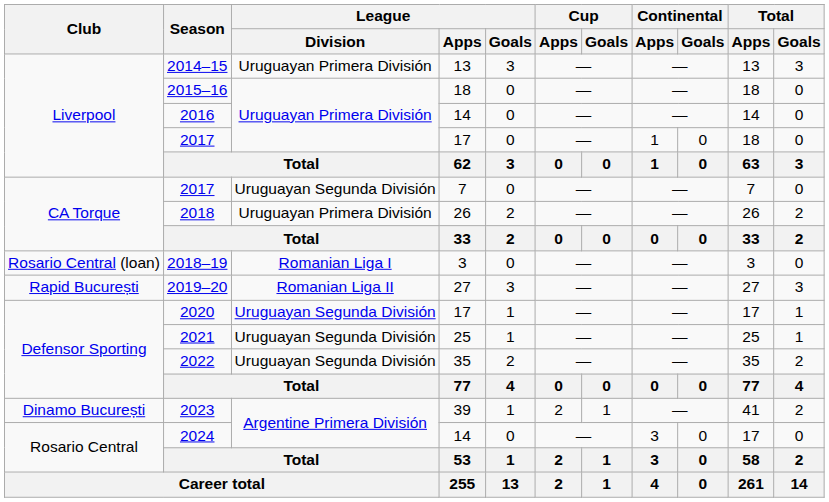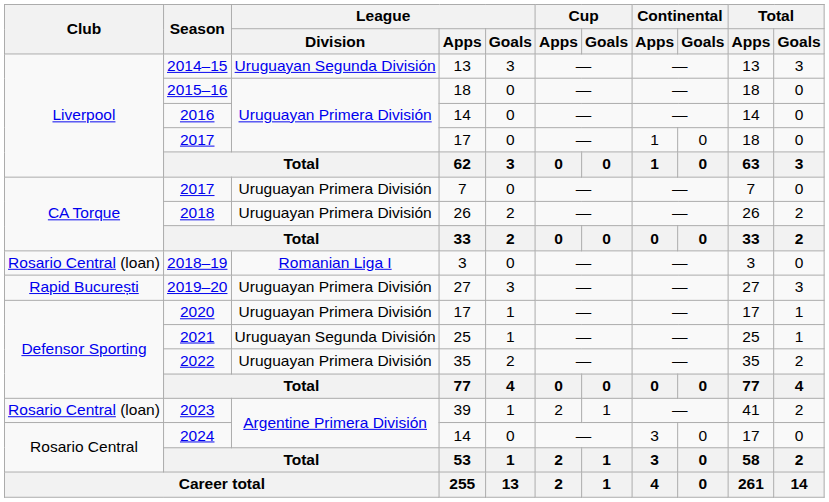(335, 66) Uruguayan Primera División -> (335, 66) Uruguayan Segunda División
(335, 189) Uruguayan Segunda División -> (335, 189) Uruguayan Primera División
(335, 287) Romanian Liga II -> (335, 287) Uruguayan Primera División
(335, 312) Uruguayan Segunda División -> (335, 312) Uruguayan Primera División
(335, 361) Uruguayan Segunda División -> (335, 361) Uruguayan Primera División
(84, 410) Dinamo București -> (84, 410) Rosario Central (loan)
